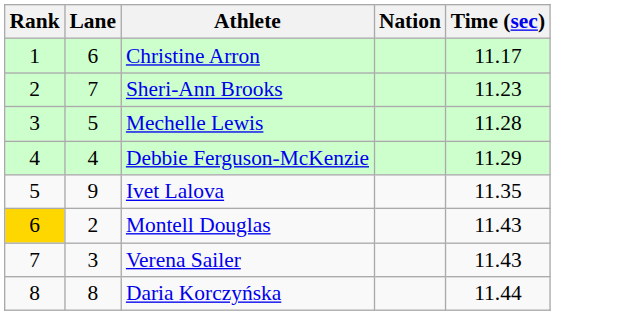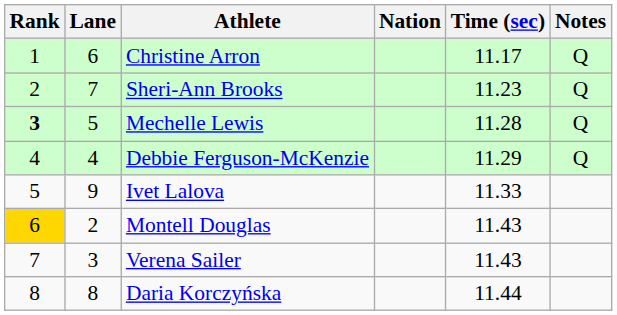+ column: (581, 21)
(35, 123) normal -> (35, 123) bold
(498, 191) 11.35 -> (498, 191) 11.33
